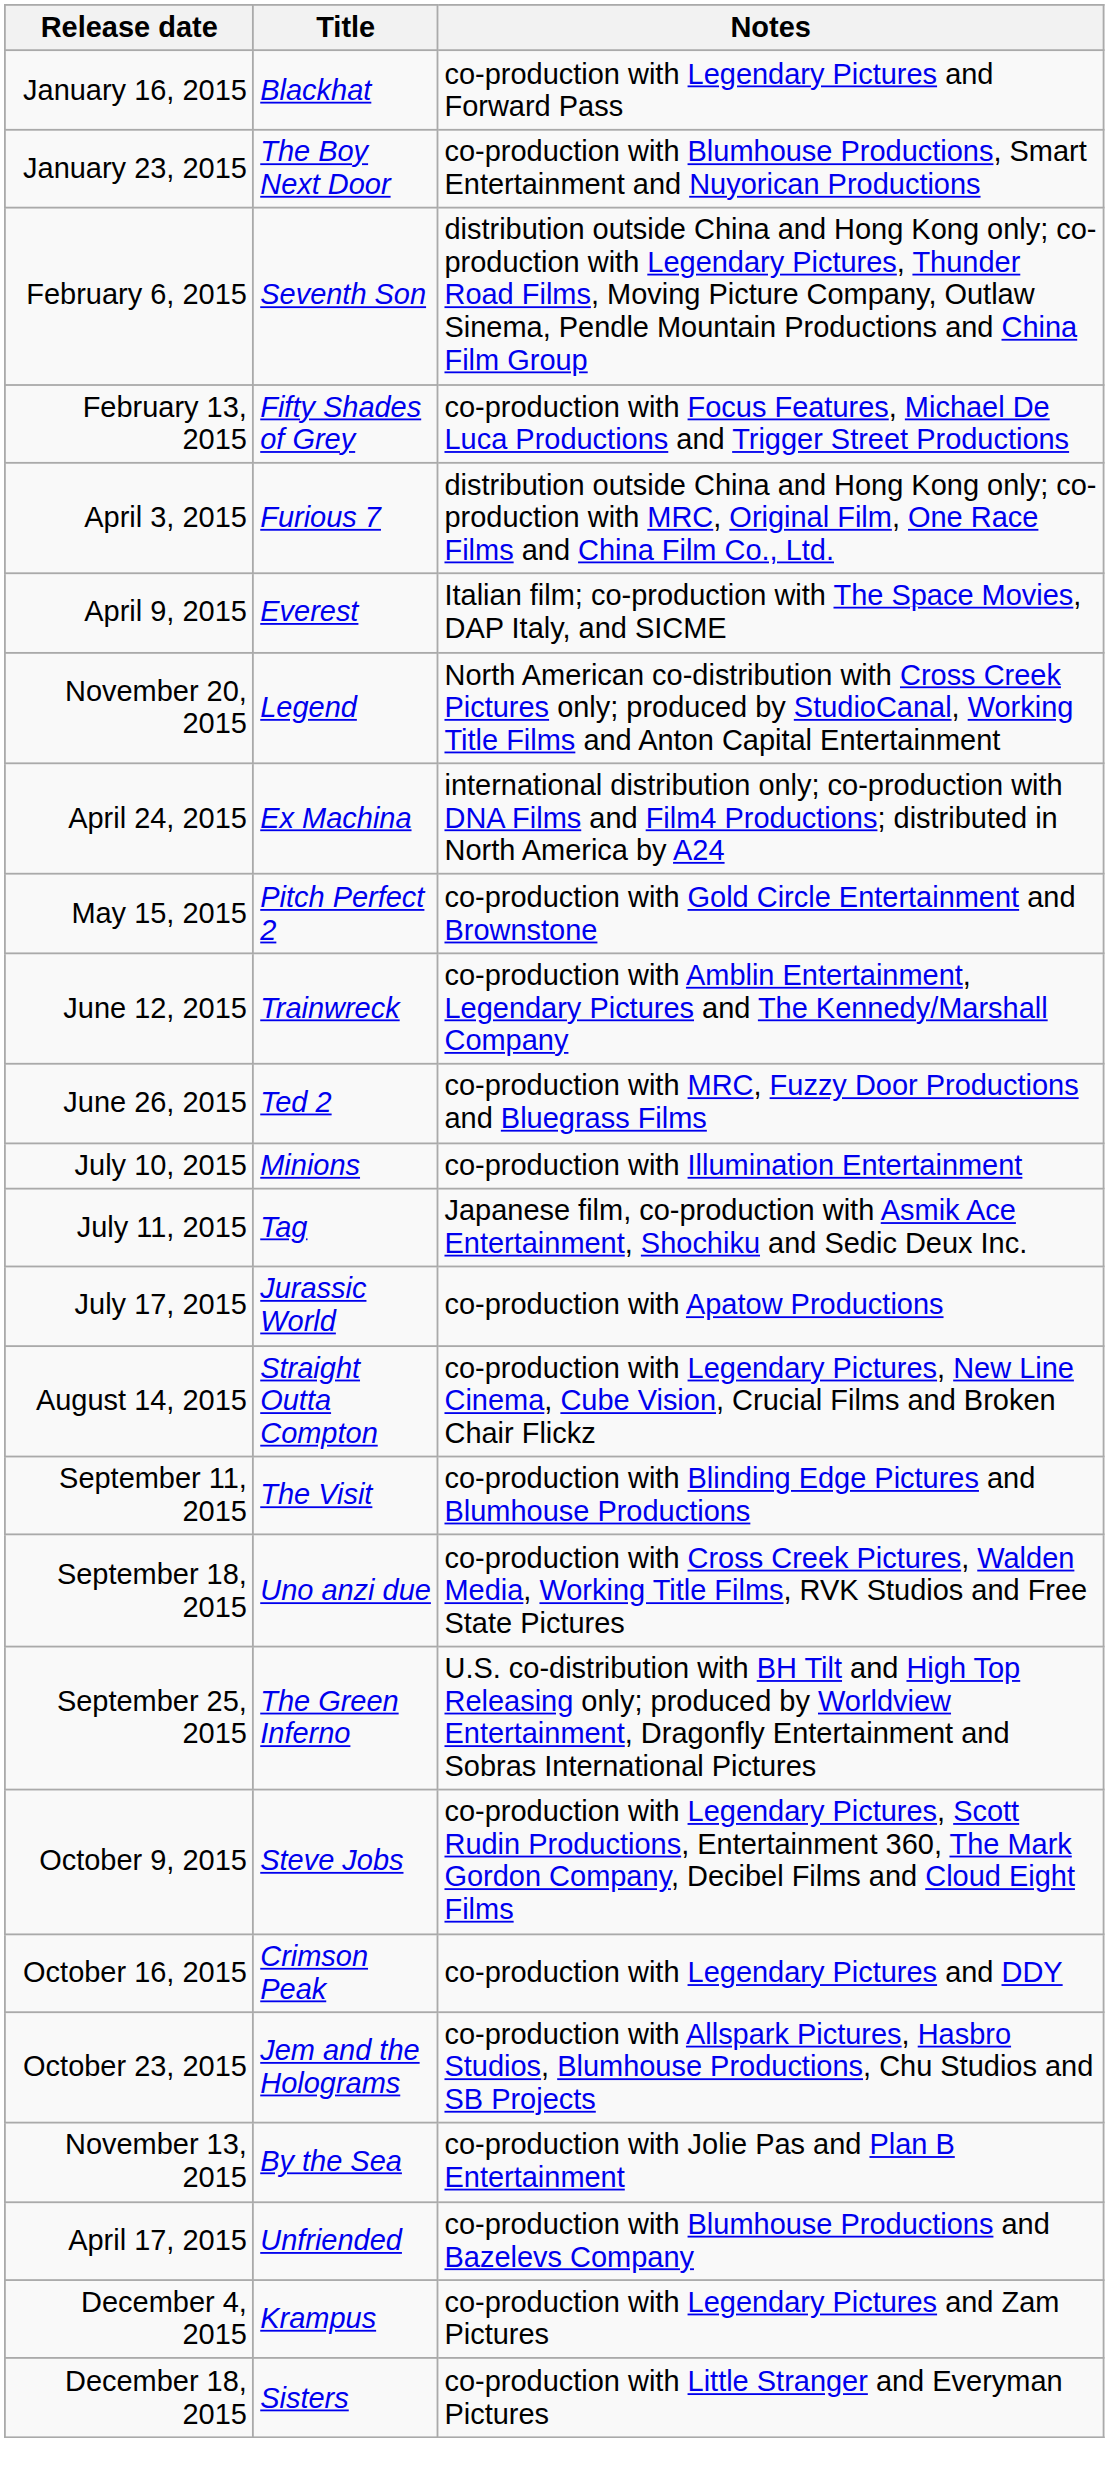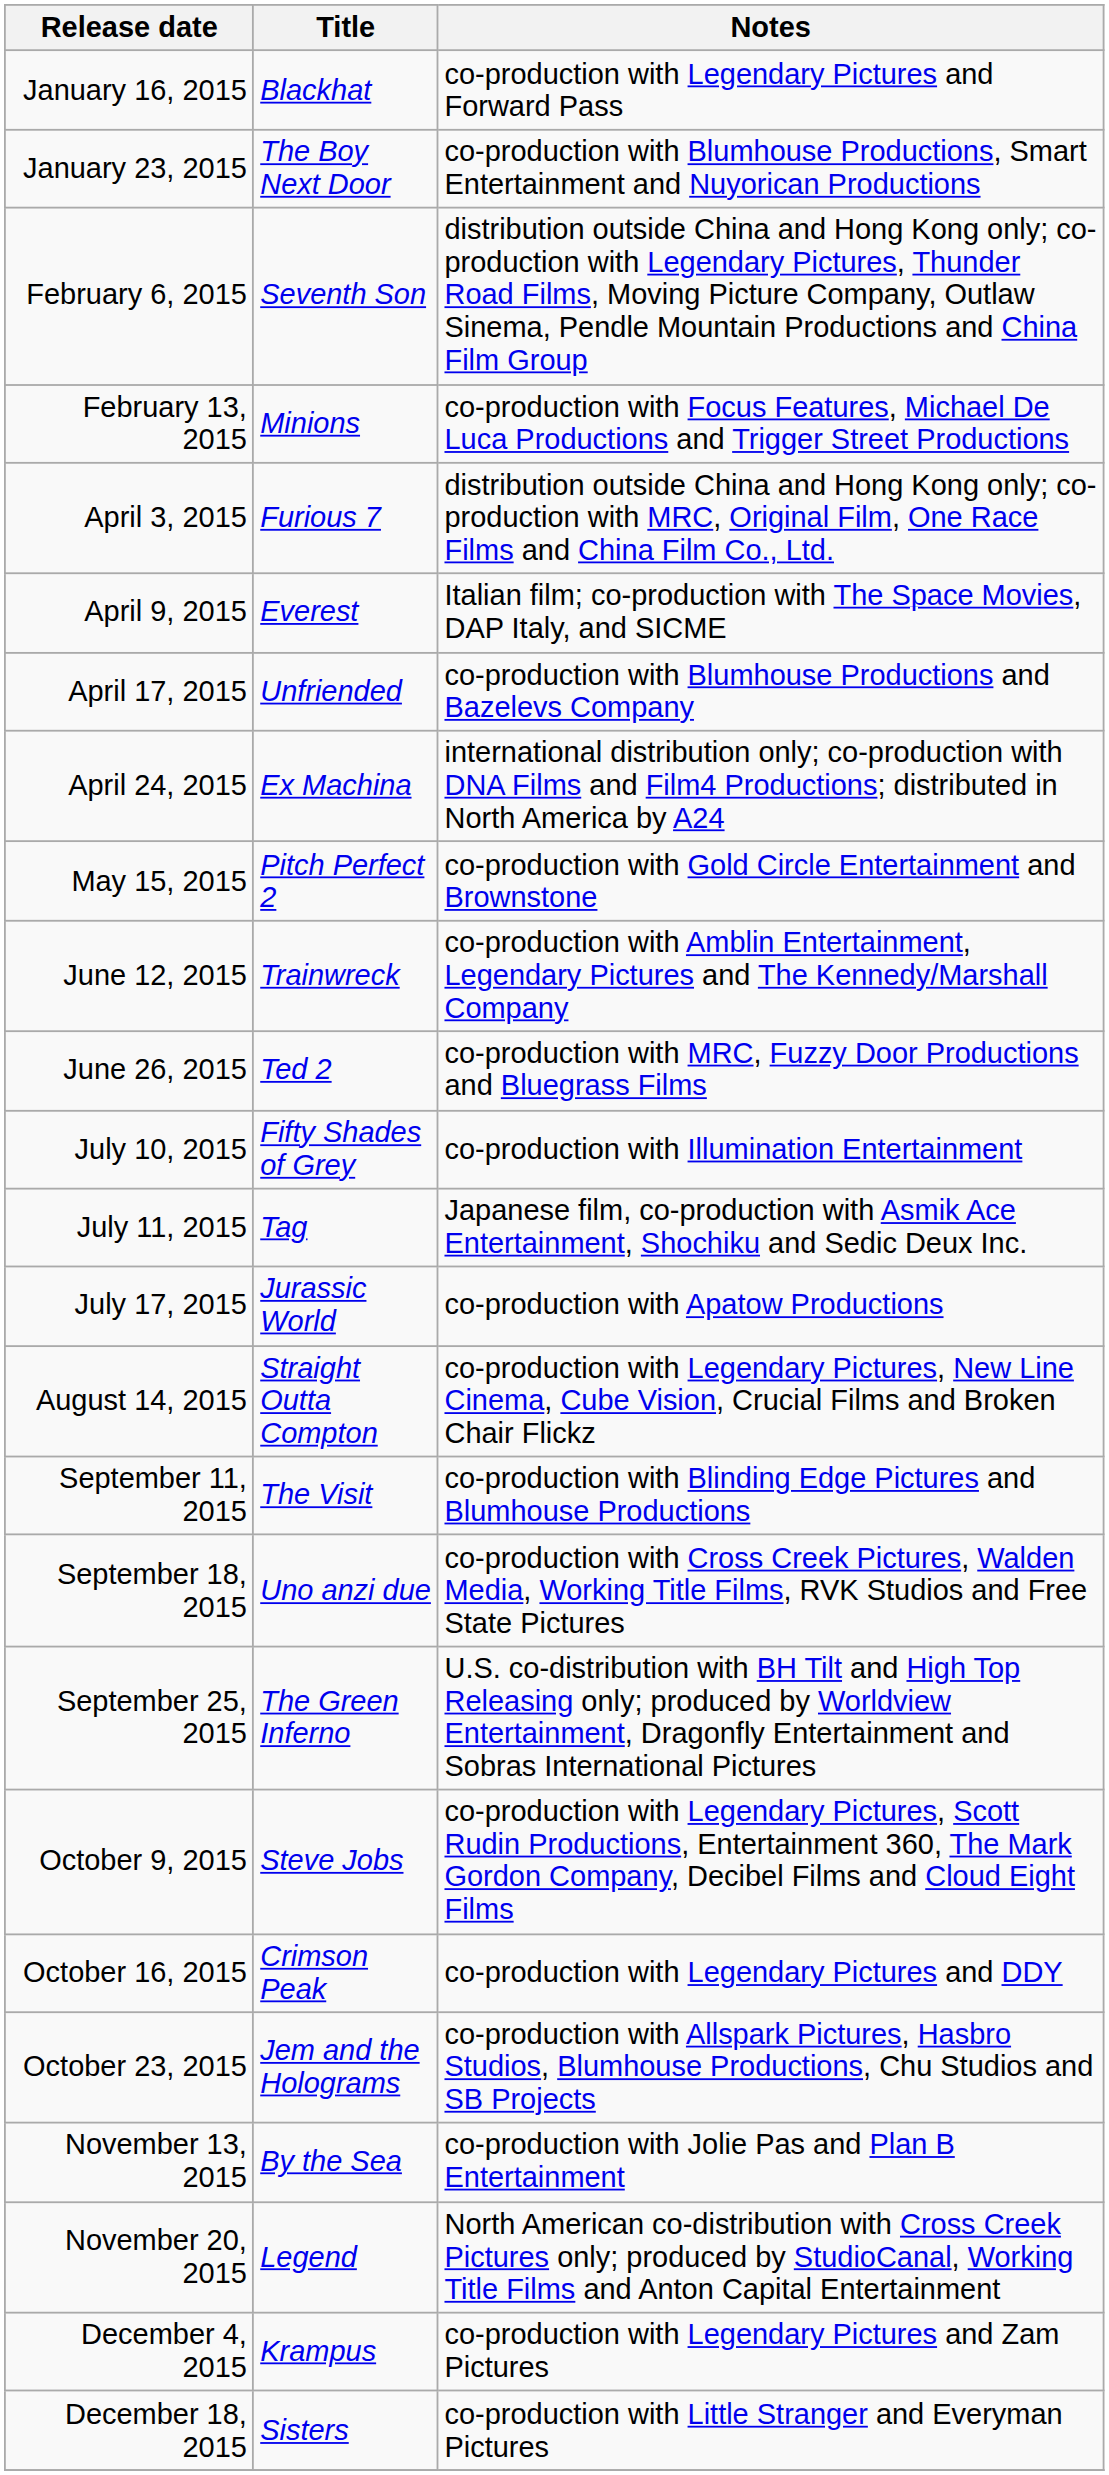(341, 422) Fifty Shades of Grey -> (310, 422) Minions
rows swapped: (158, 2240) <-> (156, 707)
(310, 1165) Minions -> (341, 1148) Fifty Shades of Grey
